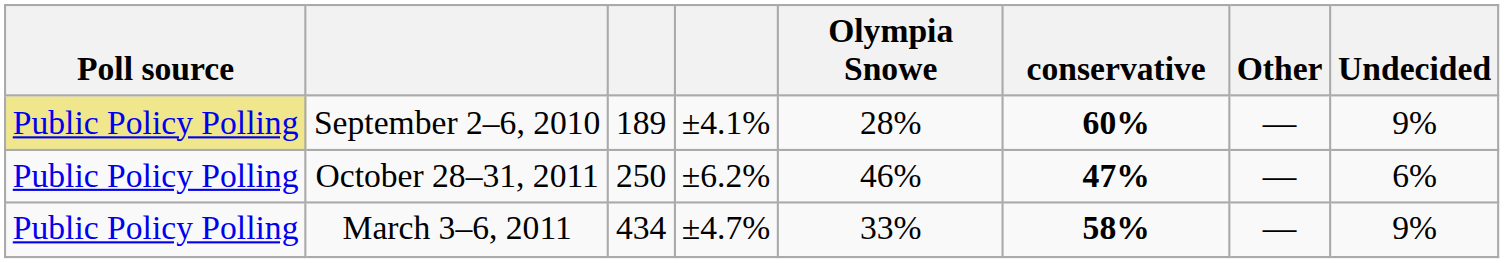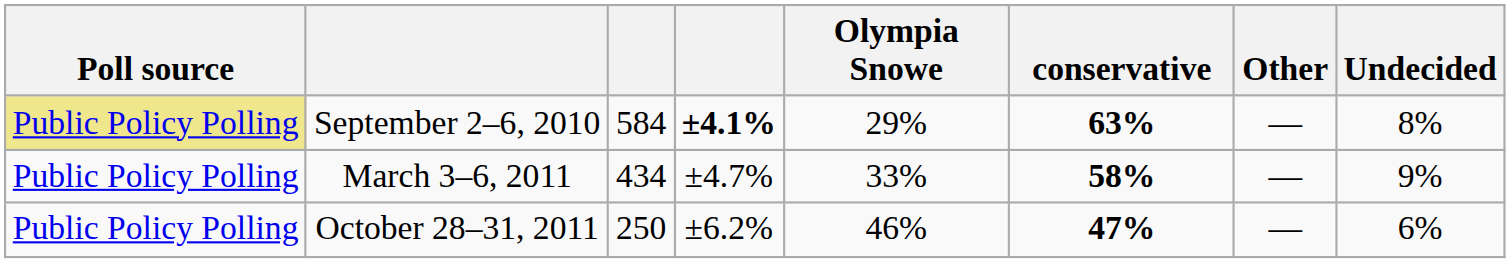(641, 122) 189 -> (641, 122) 584
(726, 122) normal -> (729, 122) bold
(891, 122) 28% -> (896, 122) 29%
(1116, 122) 60% -> (1122, 122) 63%
(1415, 122) 9% -> (1420, 122) 8%
rows swapped: (457, 228) <-> (457, 175)
